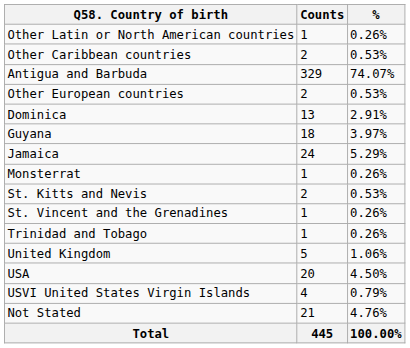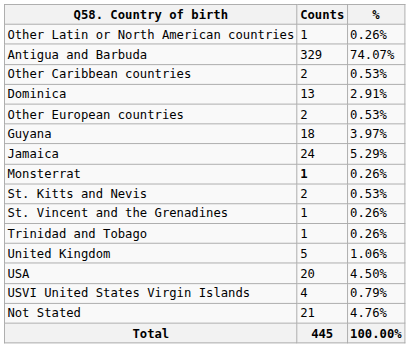rows swapped: (77, 74) <-> (99, 54)
rows swapped: (96, 94) <-> (37, 114)
(304, 174) normal -> (304, 174) bold
